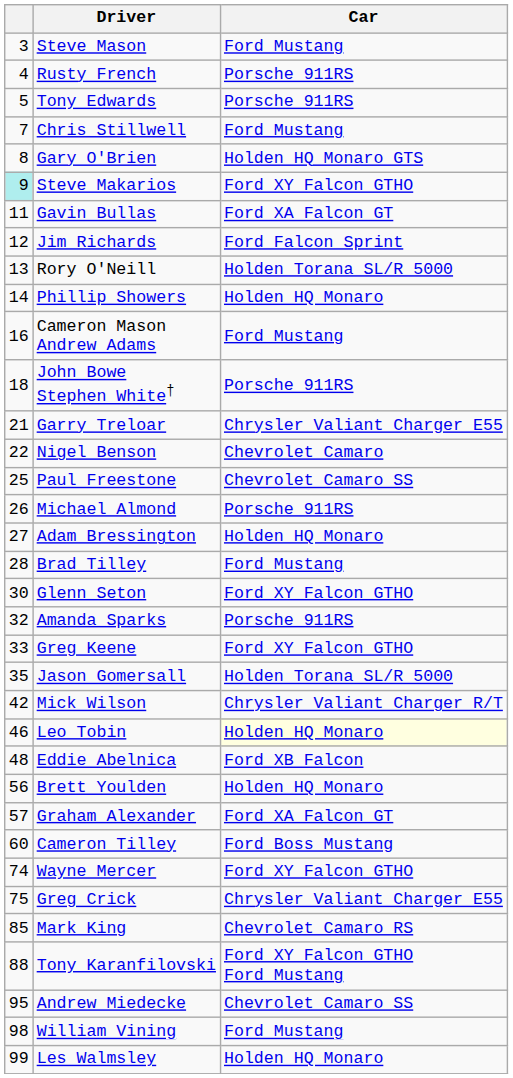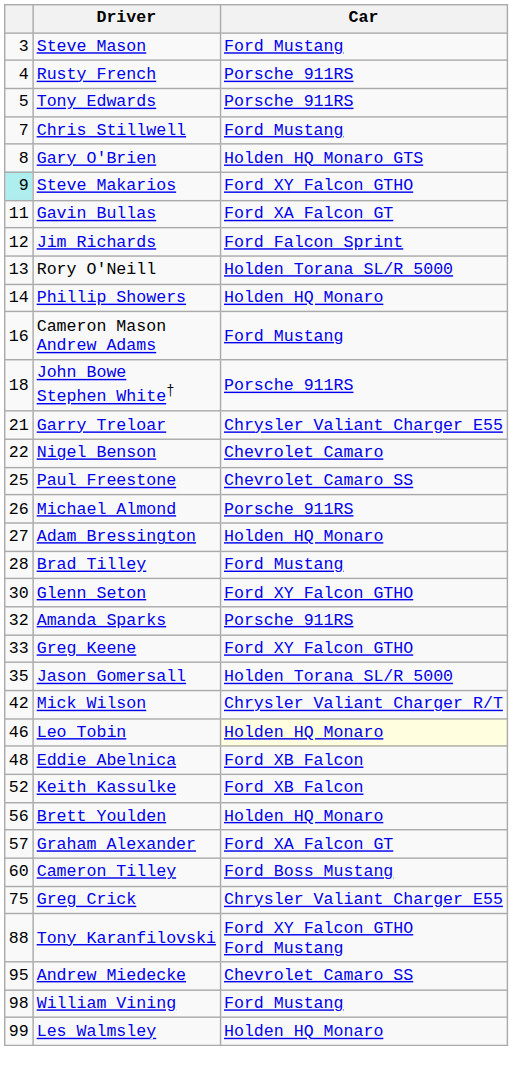+ row: (106, 788)
- row: (96, 872)
- row: (82, 927)
